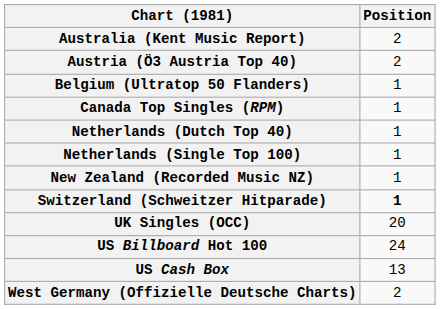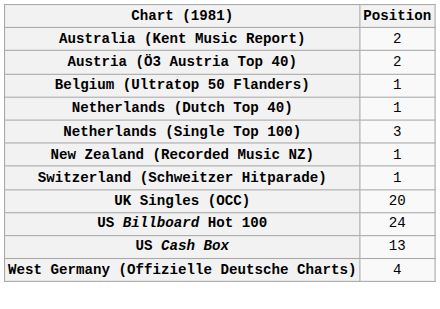- row: (182, 108)
(397, 155) 1 -> (397, 132) 3
(397, 201) bold -> (397, 178) normal
(397, 293) 2 -> (397, 270) 4
